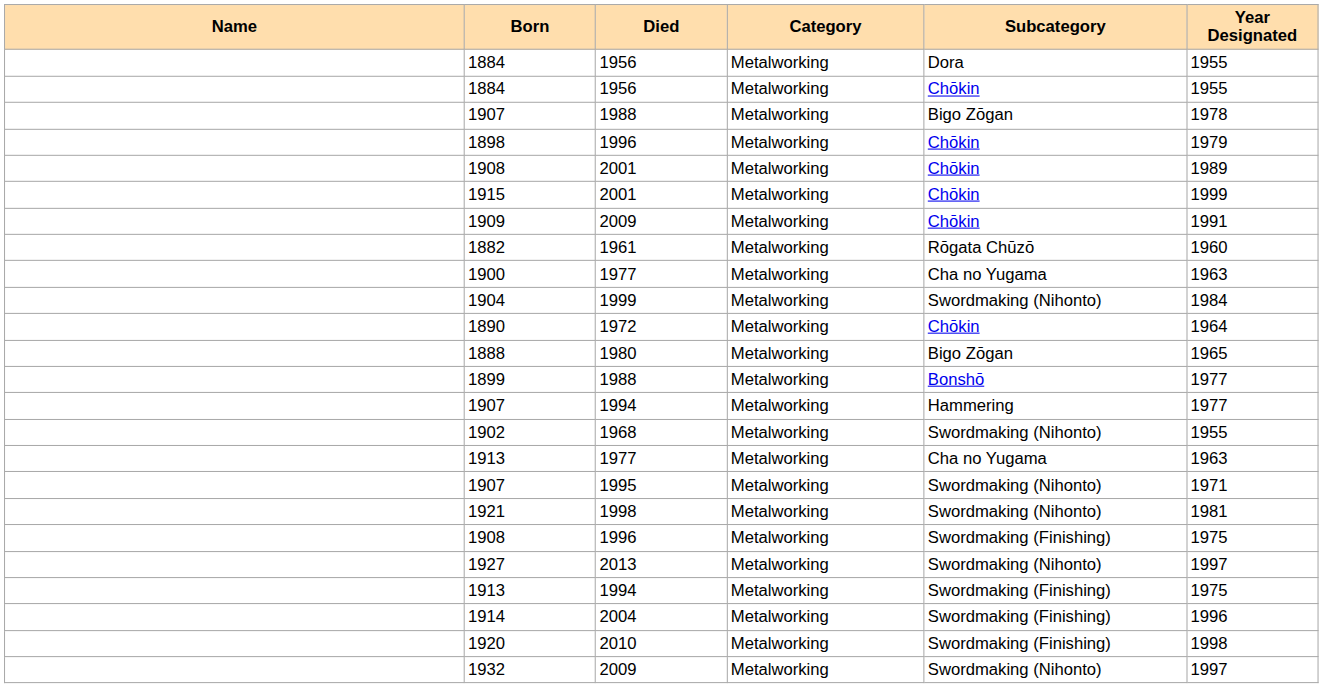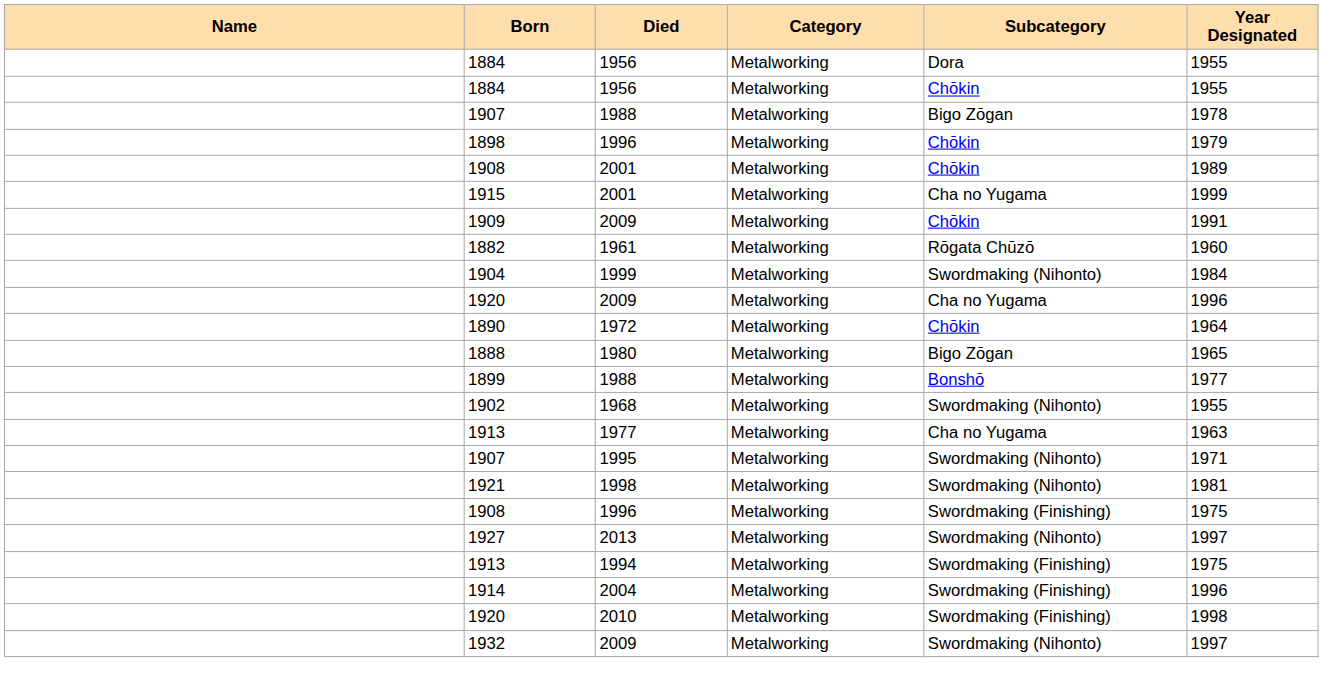(954, 194) Chōkin -> (987, 194) Cha no Yugama
- row: (487, 273)
+ row: (487, 300)
- row: (487, 405)
